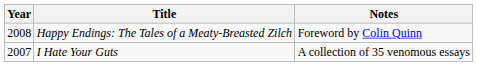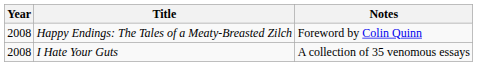(19, 52) 2007 -> (19, 52) 2008
